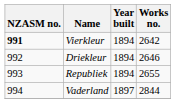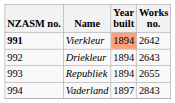(124, 40) no background -> (124, 40) lightsalmon background
(149, 57) 2646 -> (149, 57) 2643
(149, 90) 2844 -> (149, 90) 2843
